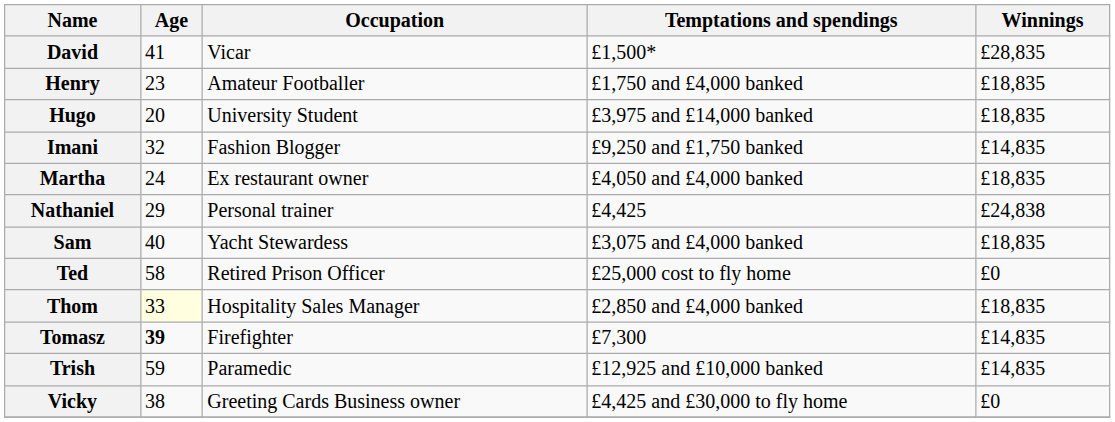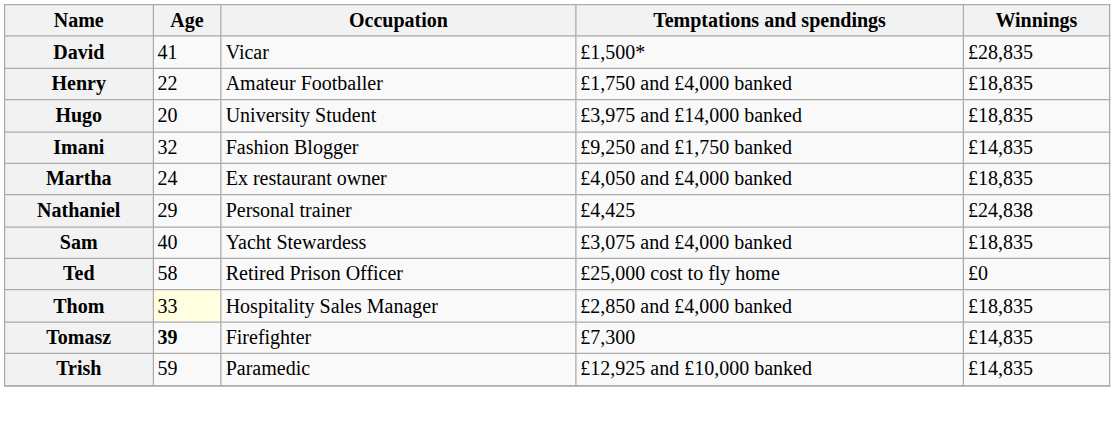(155, 83) 23 -> (168, 83) 22
- row: (72, 400)
